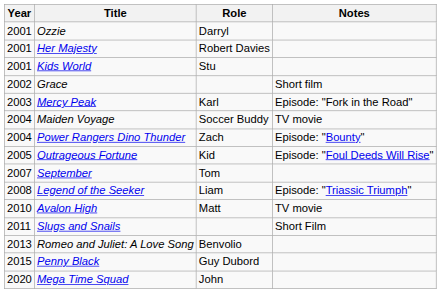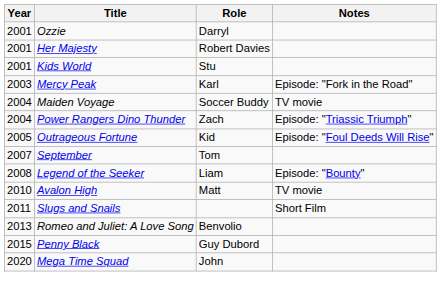- row: (52, 84)
(320, 137) Episode: "Bounty" -> (343, 119) Episode: "Triassic Triumph"
(343, 191) Episode: "Triassic Triumph" -> (320, 173) Episode: "Bounty"
